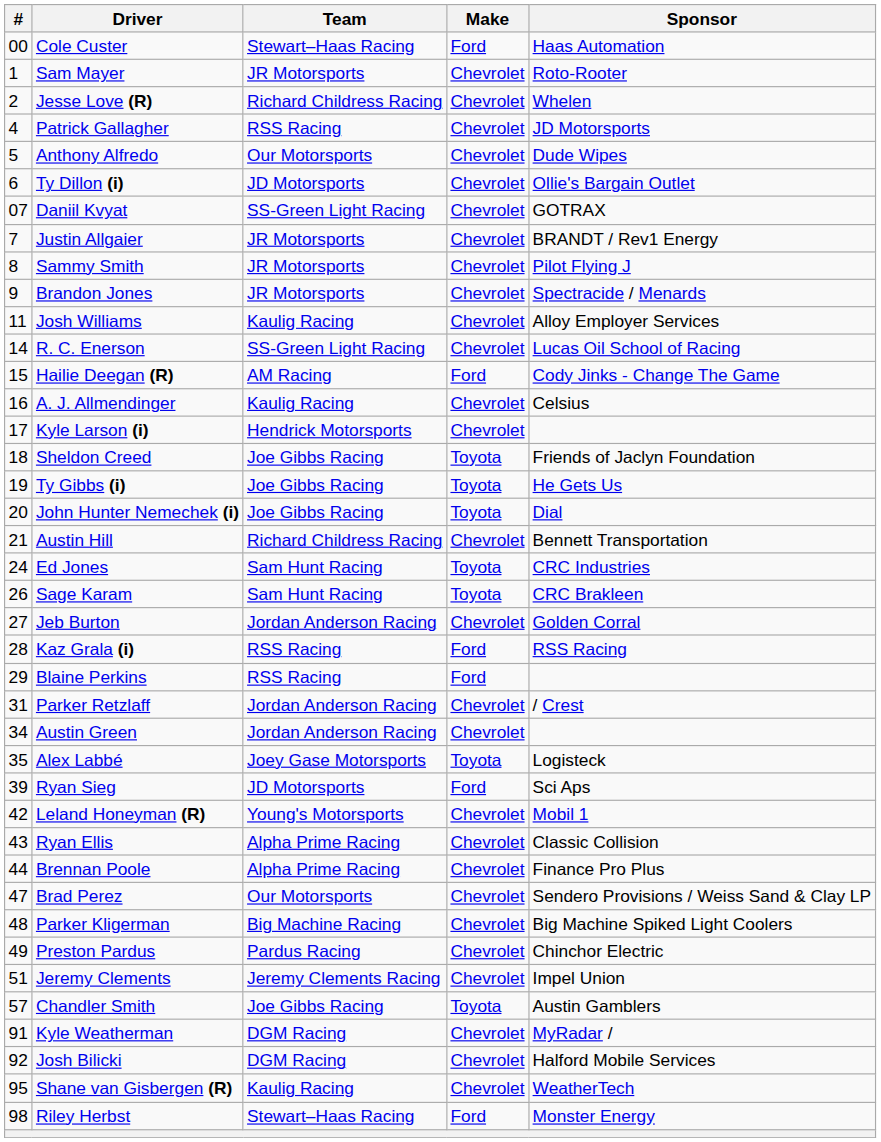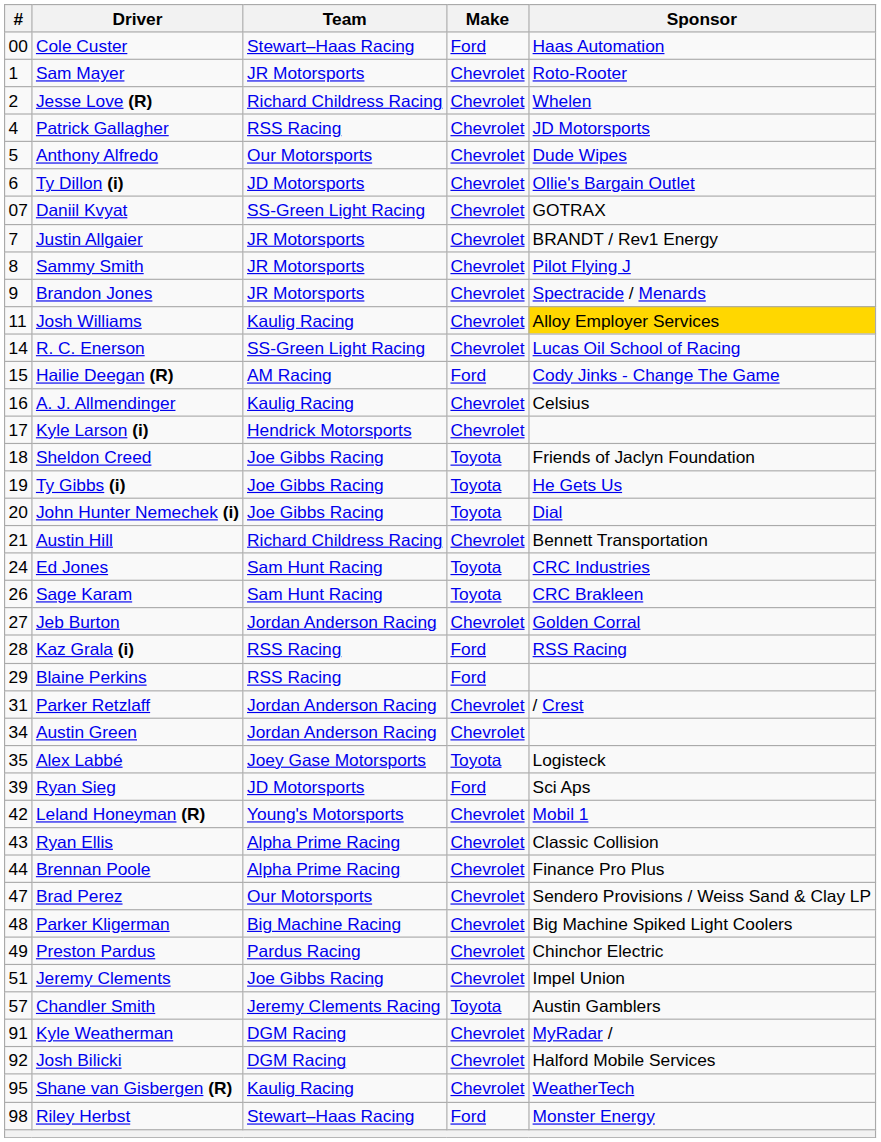(626, 320) no background -> (626, 320) gold background
(344, 979) Jeremy Clements Racing -> (315, 979) Joe Gibbs Racing
(315, 1006) Joe Gibbs Racing -> (344, 1006) Jeremy Clements Racing
